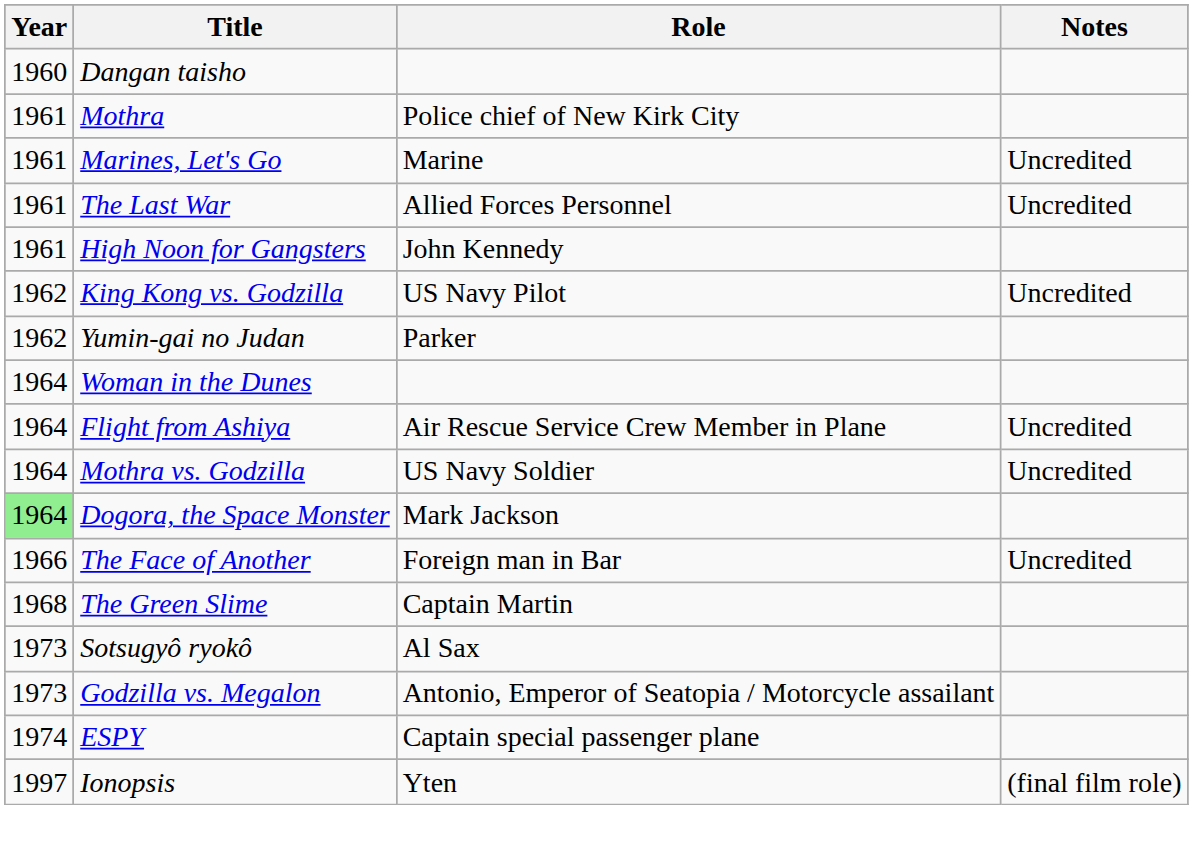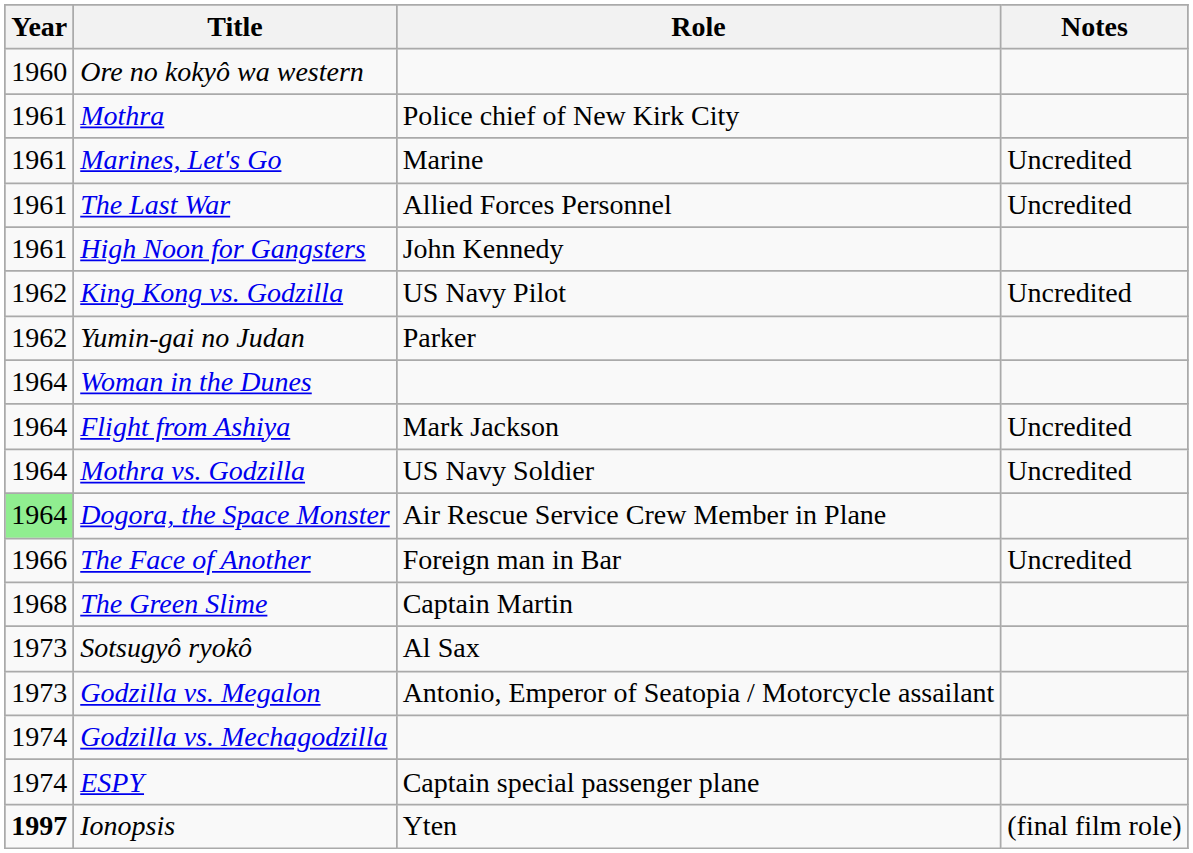- row: (163, 71)
+ row: (222, 71)
(644, 426) Air Rescue Service Crew Member in Plane -> (481, 426) Mark Jackson
(481, 515) Mark Jackson -> (644, 515) Air Rescue Service Crew Member in Plane
+ row: (234, 737)
(39, 781) normal -> (39, 826) bold
